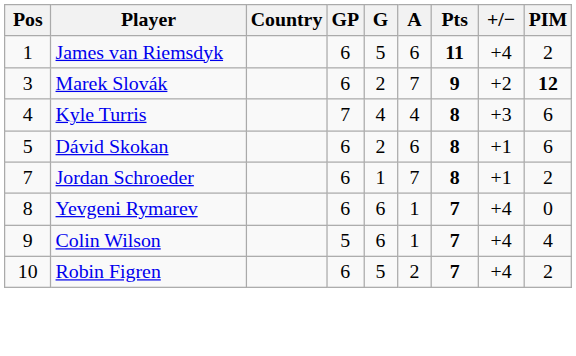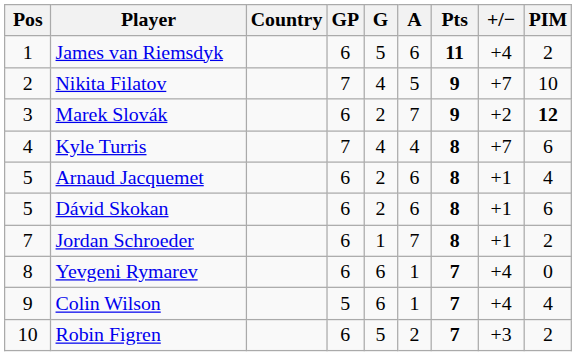+ row: (111, 83)
(501, 114) +3 -> (501, 146) +7
+ row: (130, 177)
(501, 271) +4 -> (501, 334) +3
